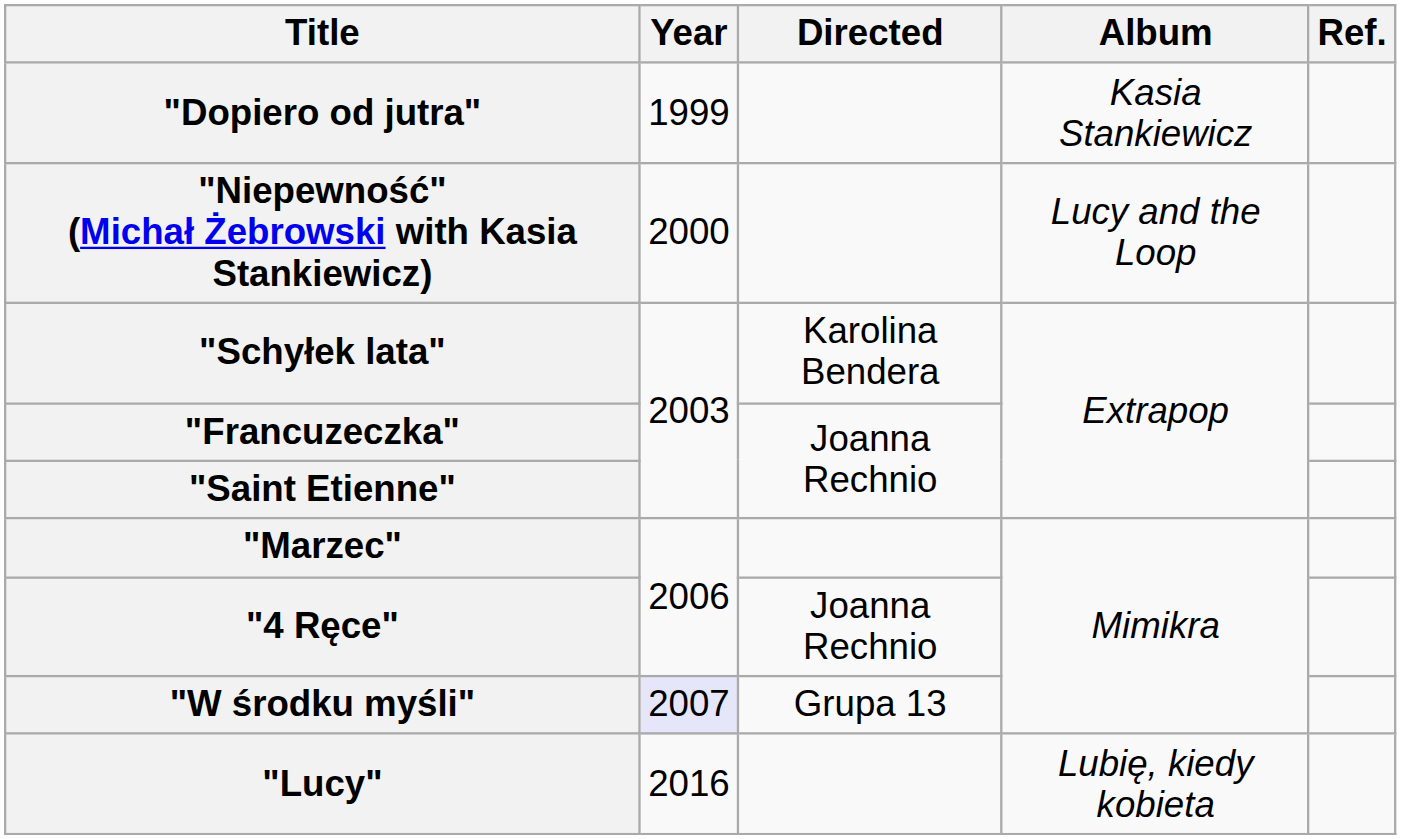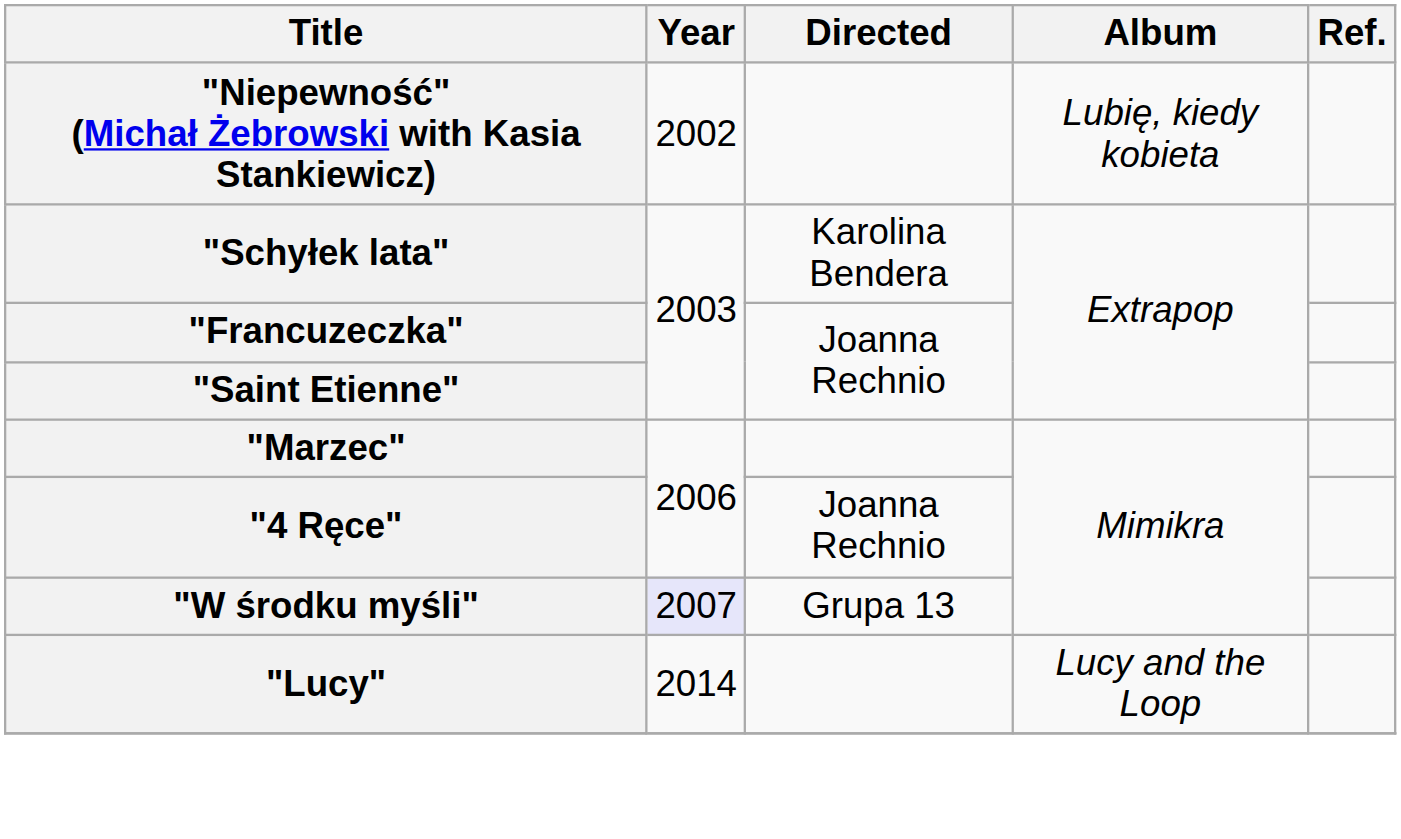- row: (322, 112)
(689, 232) 2000 -> (696, 132) 2002
(1156, 232) Lucy and the Loop -> (1160, 132) Lubię, kiedy kobieta
(689, 783) 2016 -> (696, 683) 2014
(1156, 783) Lubię, kiedy kobieta -> (1160, 683) Lucy and the Loop
